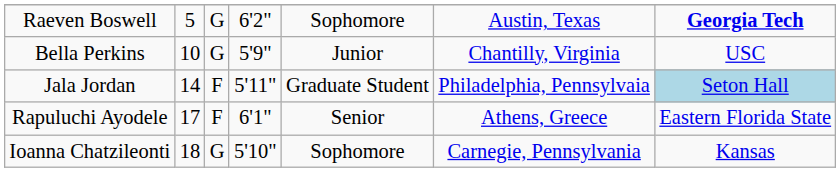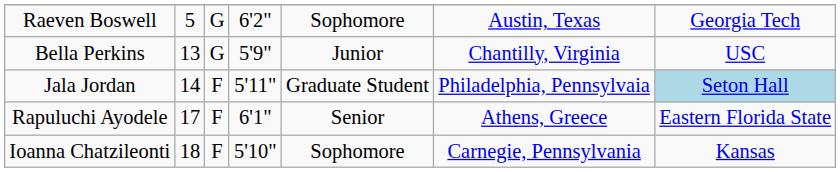(745, 20) bold -> (745, 20) normal
(190, 53) 10 -> (190, 53) 13
(217, 150) G -> (217, 150) F
